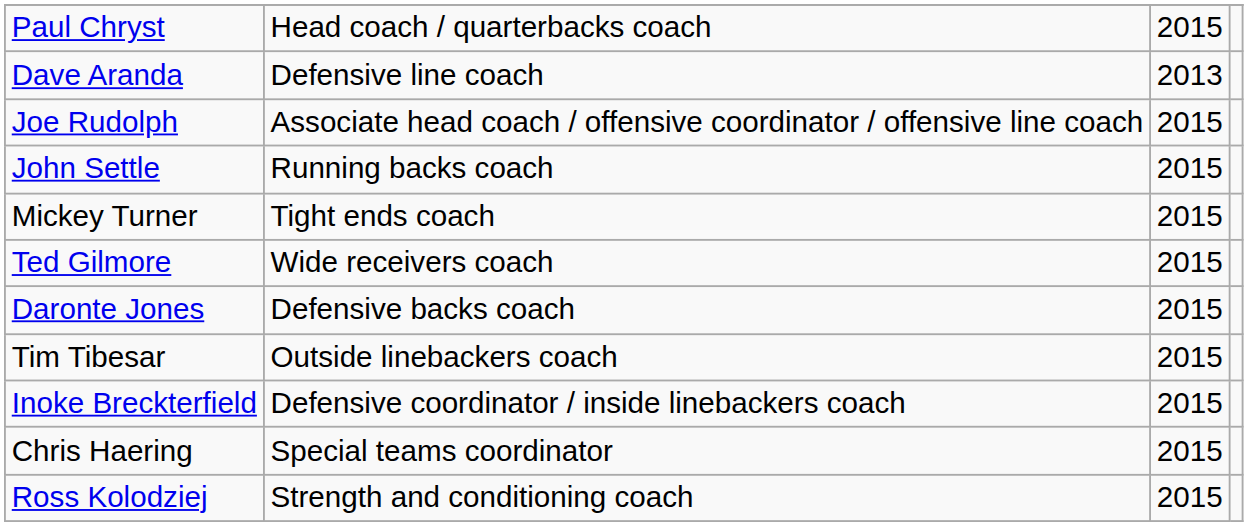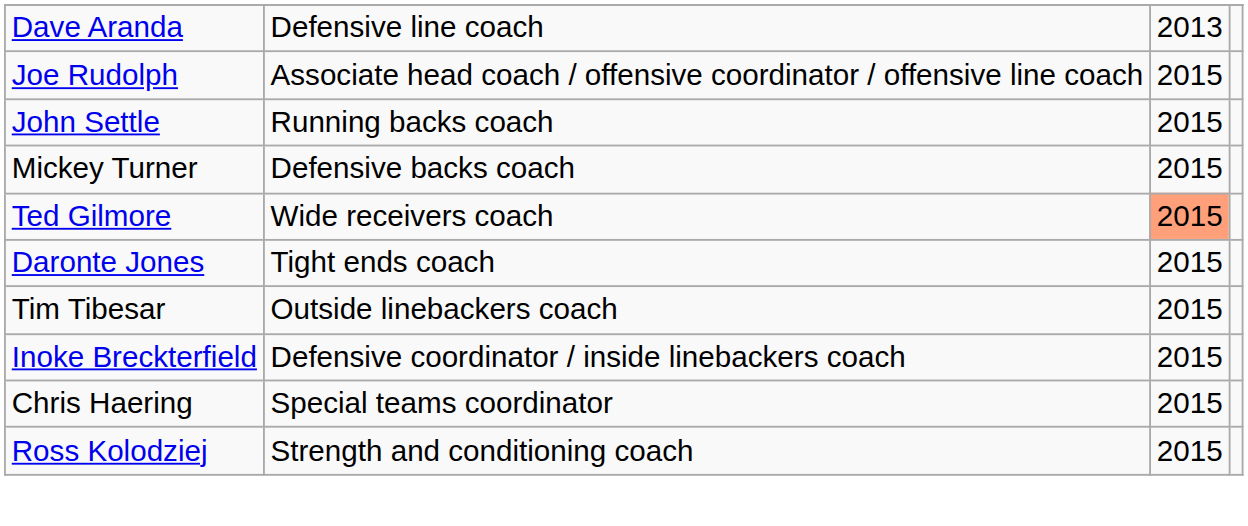- row: (88, 27)
(383, 215) Tight ends coach -> (423, 168) Defensive backs coach
(1190, 262) no background -> (1190, 215) lightsalmon background
(423, 309) Defensive backs coach -> (383, 262) Tight ends coach
